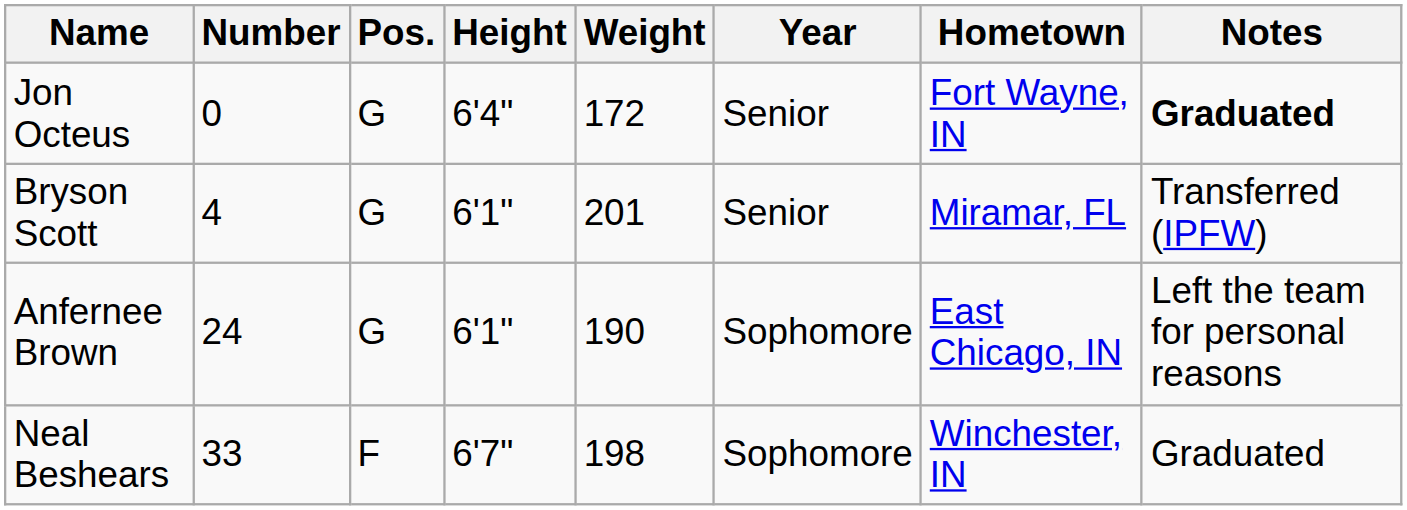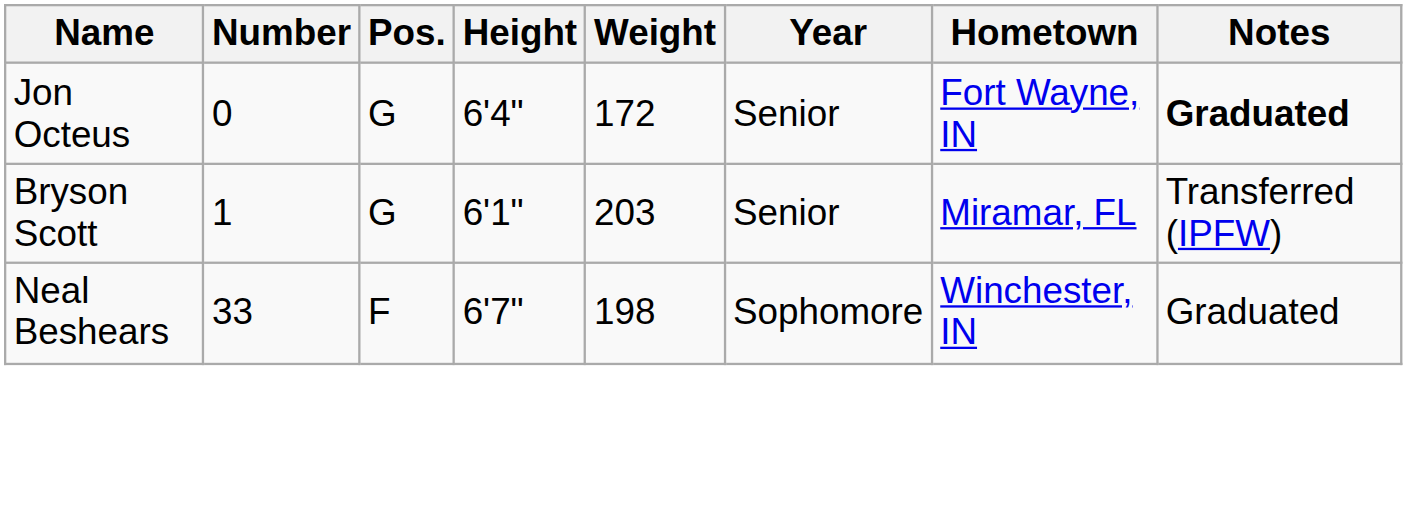(212, 212) 4 -> (222, 212) 1
(614, 212) 201 -> (625, 212) 203
- row: (88, 332)
